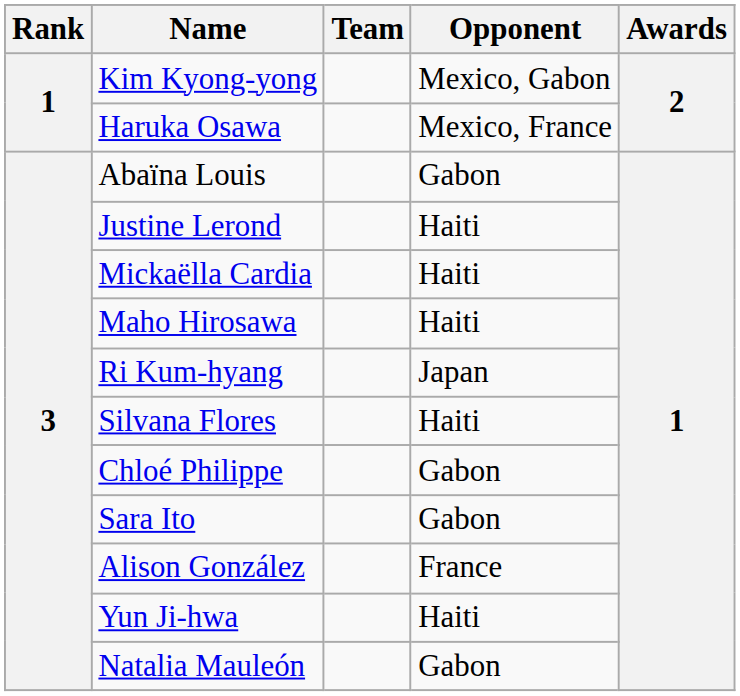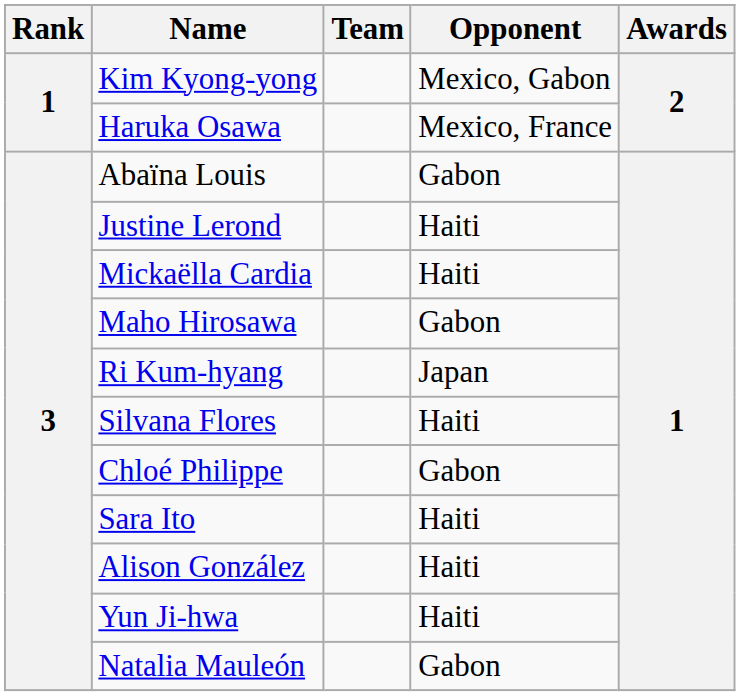(449, 322) Haiti -> (459, 322) Gabon
(459, 518) Gabon -> (449, 518) Haiti
(460, 567) France -> (449, 567) Haiti
